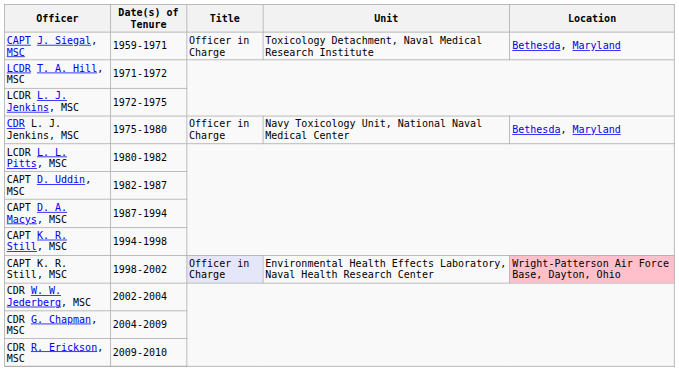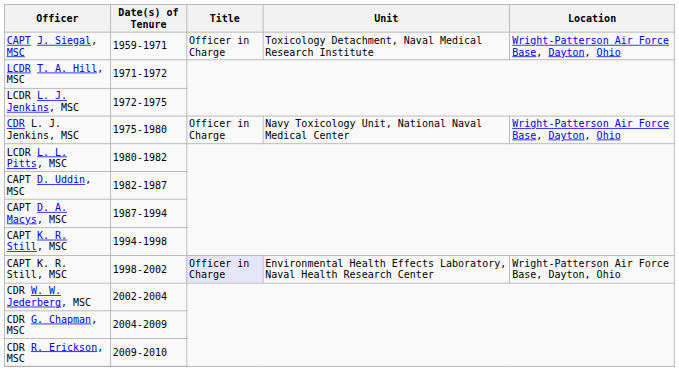(566, 46) Bethesda, Maryland -> (591, 46) Wright-Patterson Air Force Base, Dayton, Ohio
(566, 130) Bethesda, Maryland -> (591, 130) Wright-Patterson Air Force Base, Dayton, Ohio
(591, 269) pink background -> (591, 269) no background
